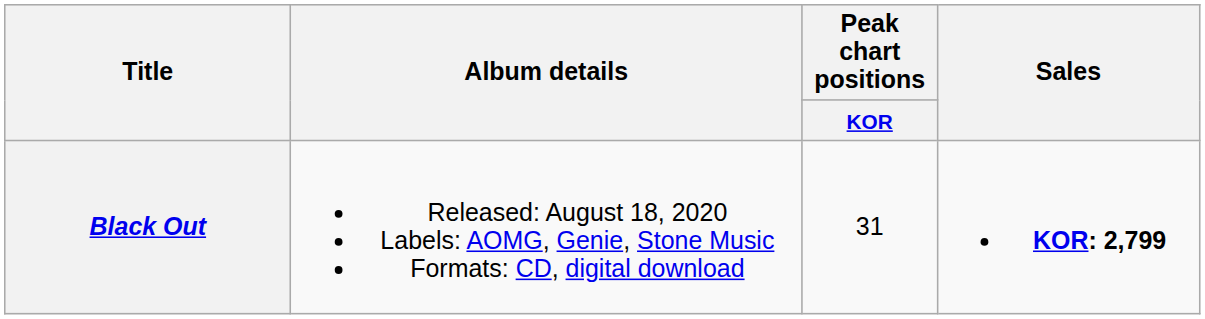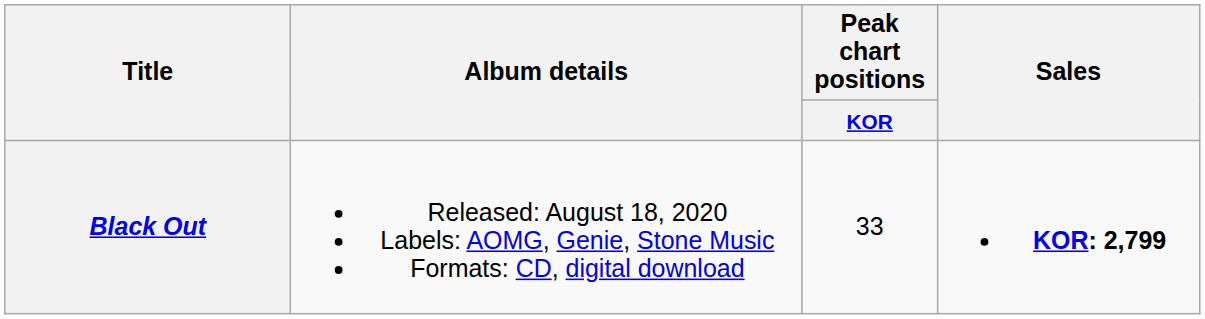(870, 226) 31 -> (870, 226) 33
